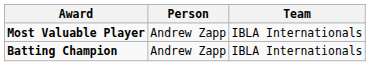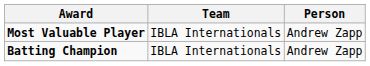columns swapped: (188, 14) <-> (297, 14)
